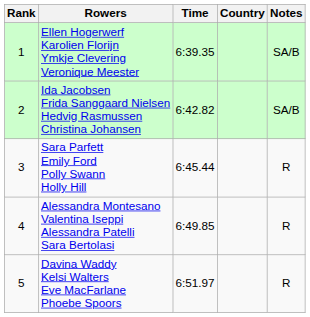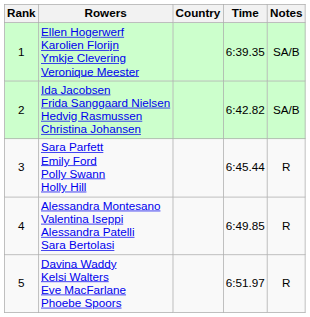columns swapped: (242, 13) <-> (195, 13)
